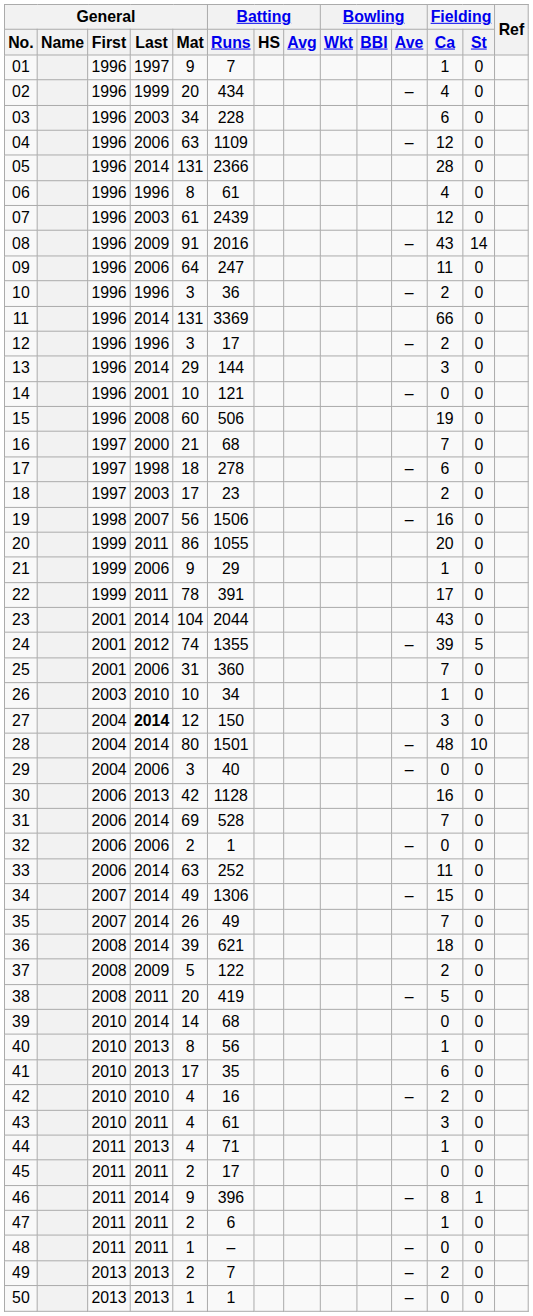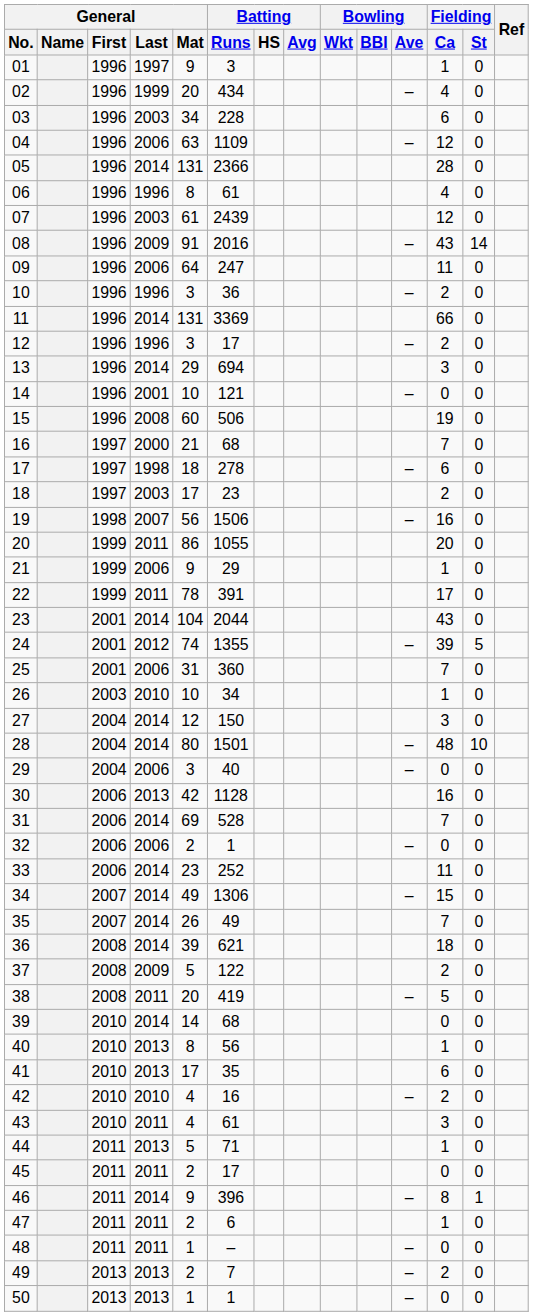(231, 67) 7 -> (231, 67) 3
(231, 368) 144 -> (231, 368) 694
(152, 720) bold -> (152, 720) normal
(190, 871) 63 -> (190, 871) 23
(190, 1147) 4 -> (190, 1147) 5
